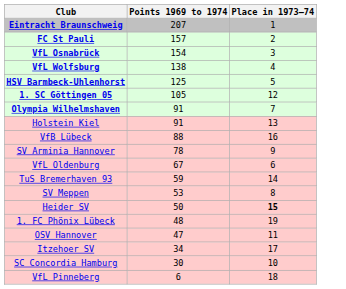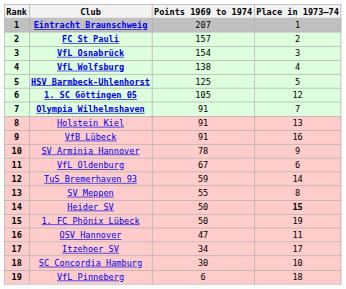+ column: (17, 11)
(178, 137) 88 -> (203, 137) 91
(178, 193) 53 -> (203, 193) 55
(178, 221) 48 -> (203, 221) 50
